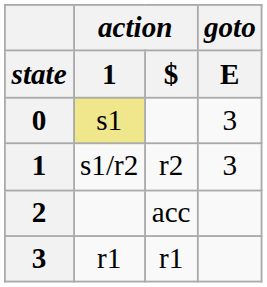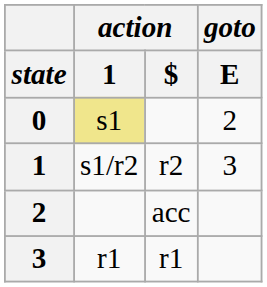(230, 119) 3 -> (230, 119) 2
